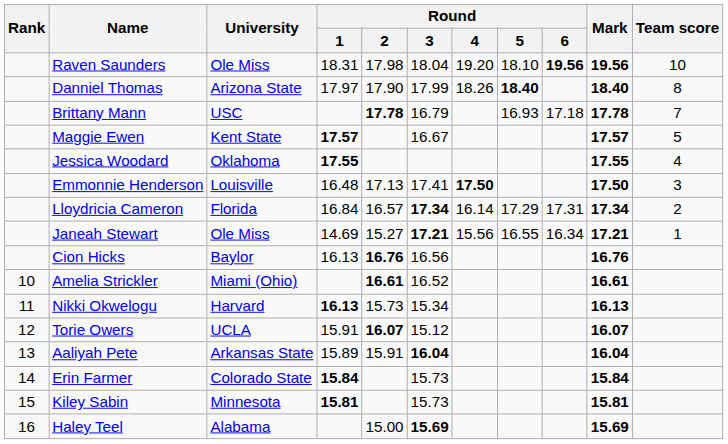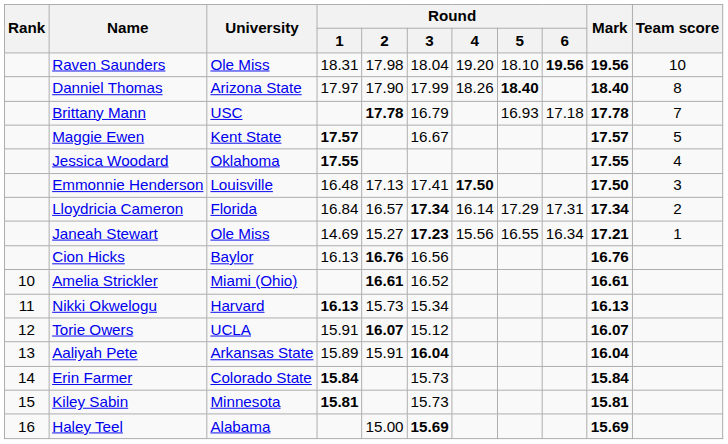(430, 233) 17.21 -> (430, 233) 17.23
